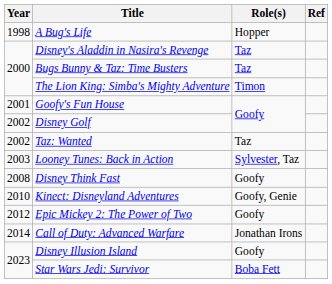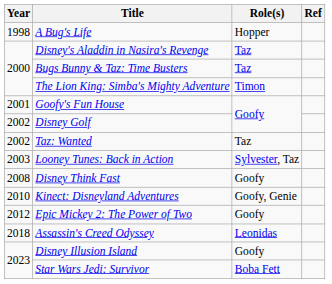- row: (110, 232)
+ row: (95, 232)
